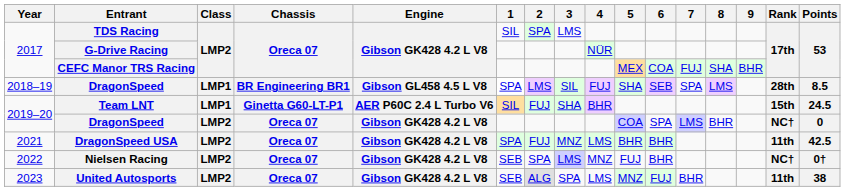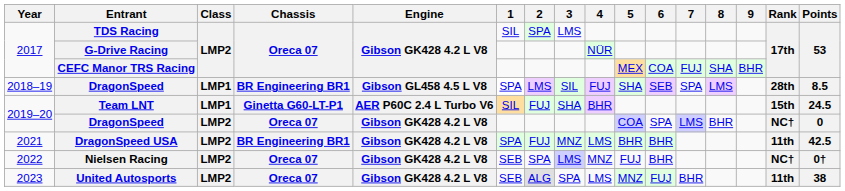(293, 141) Oreca 07 -> (293, 141) BR Engineering BR1
